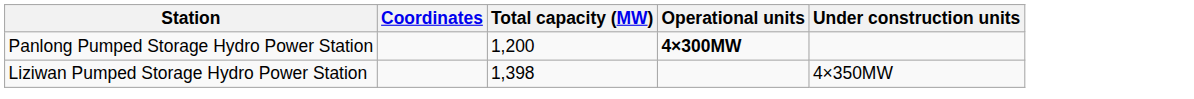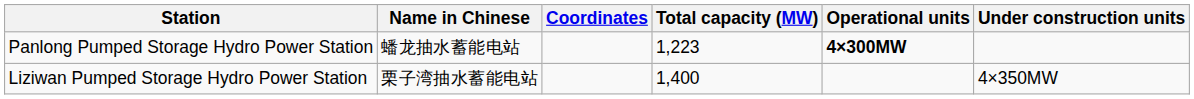+ column: (460, 18)
(513, 45) 1,200 -> (678, 47) 1,223
(513, 73) 1,398 -> (678, 78) 1,400
